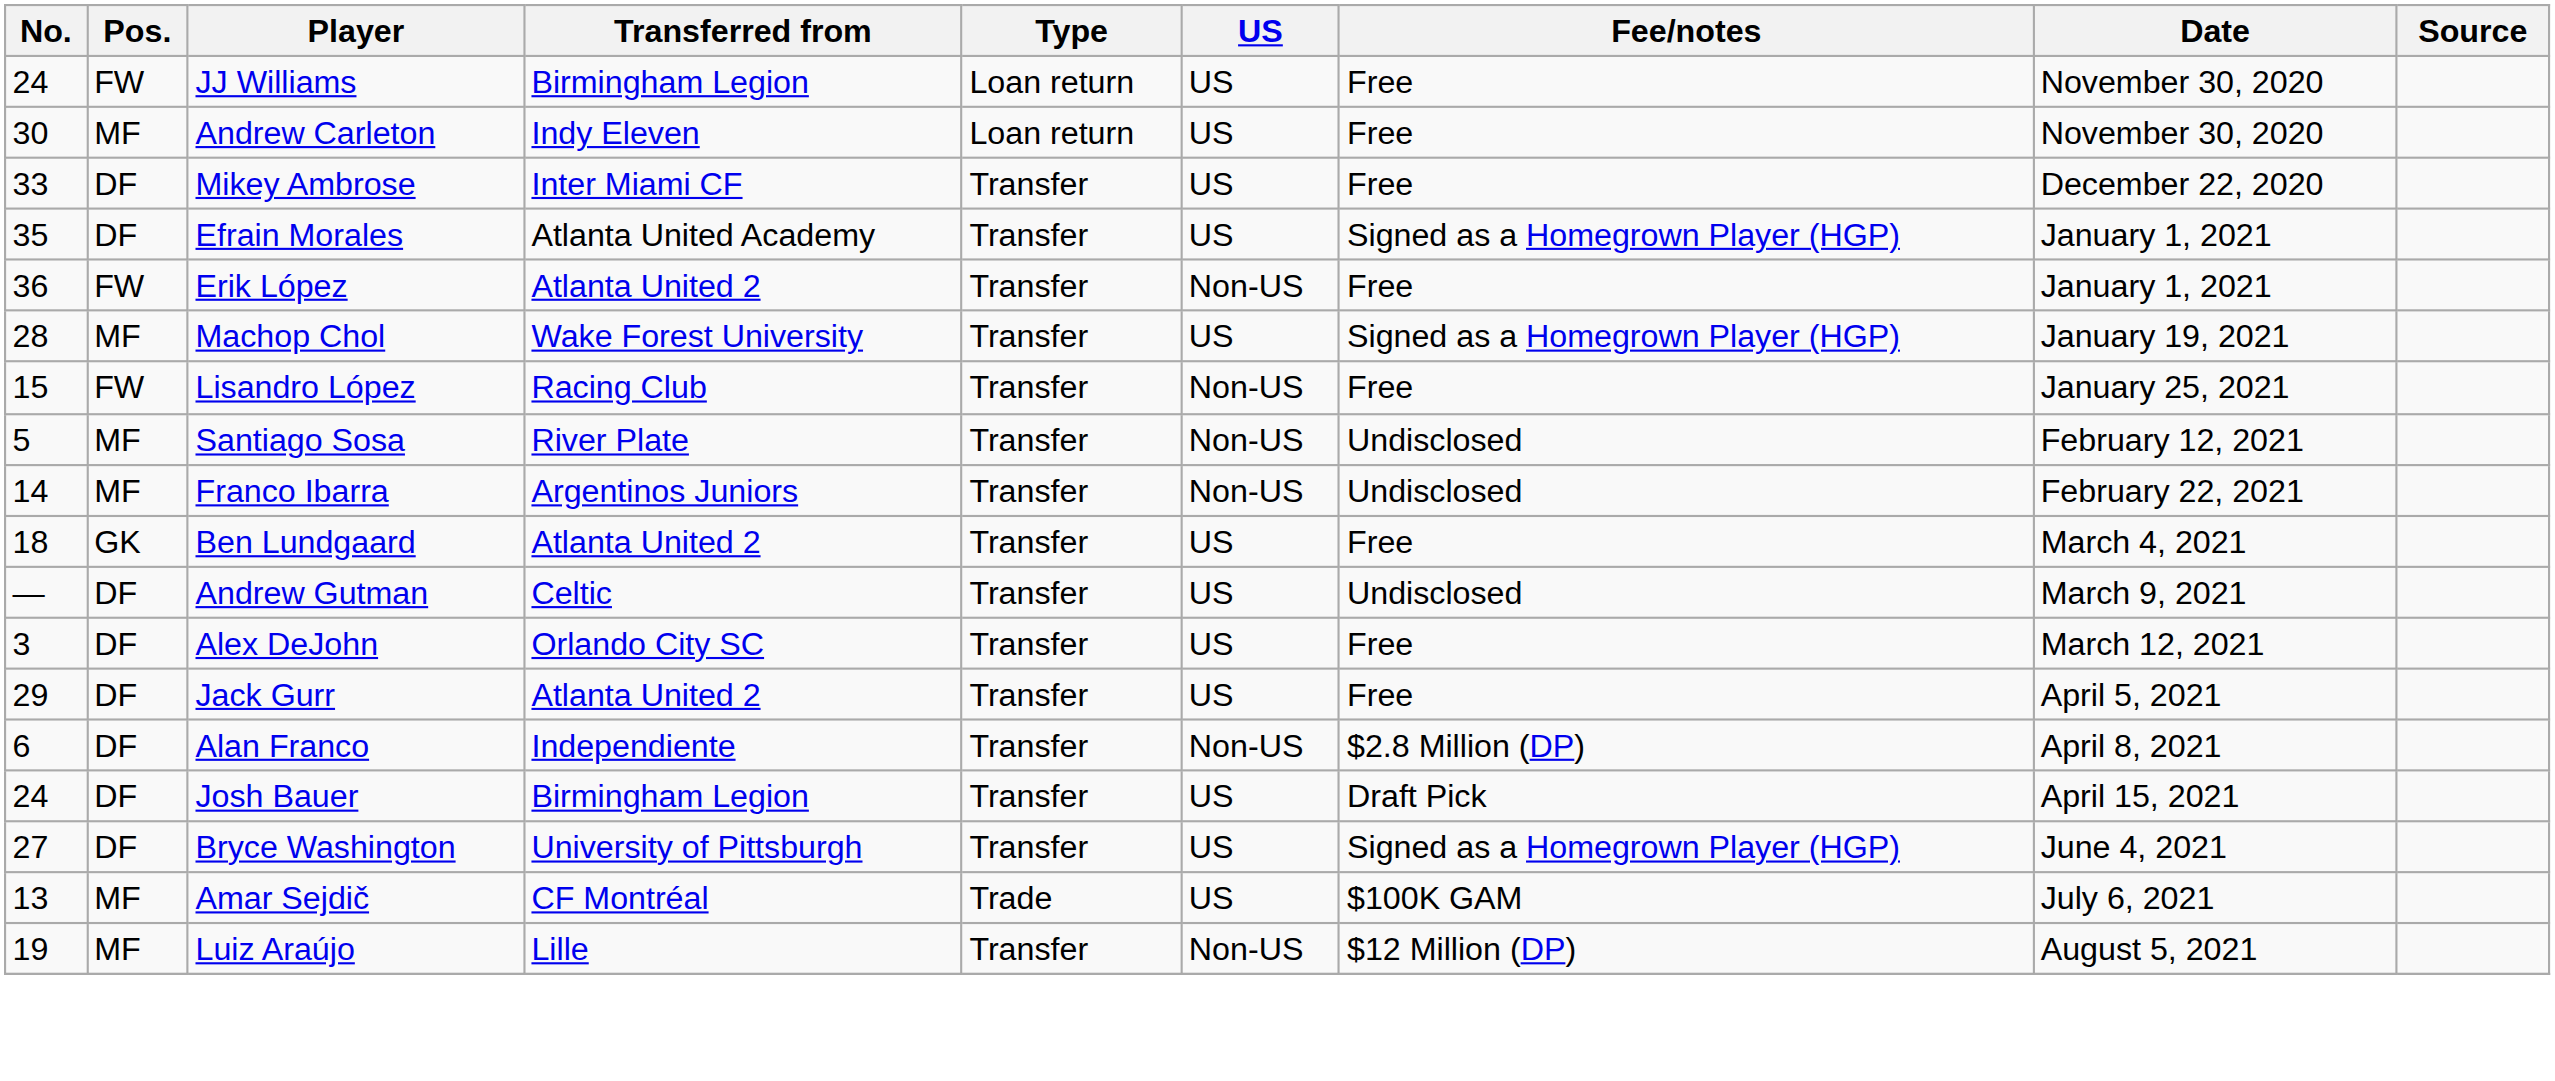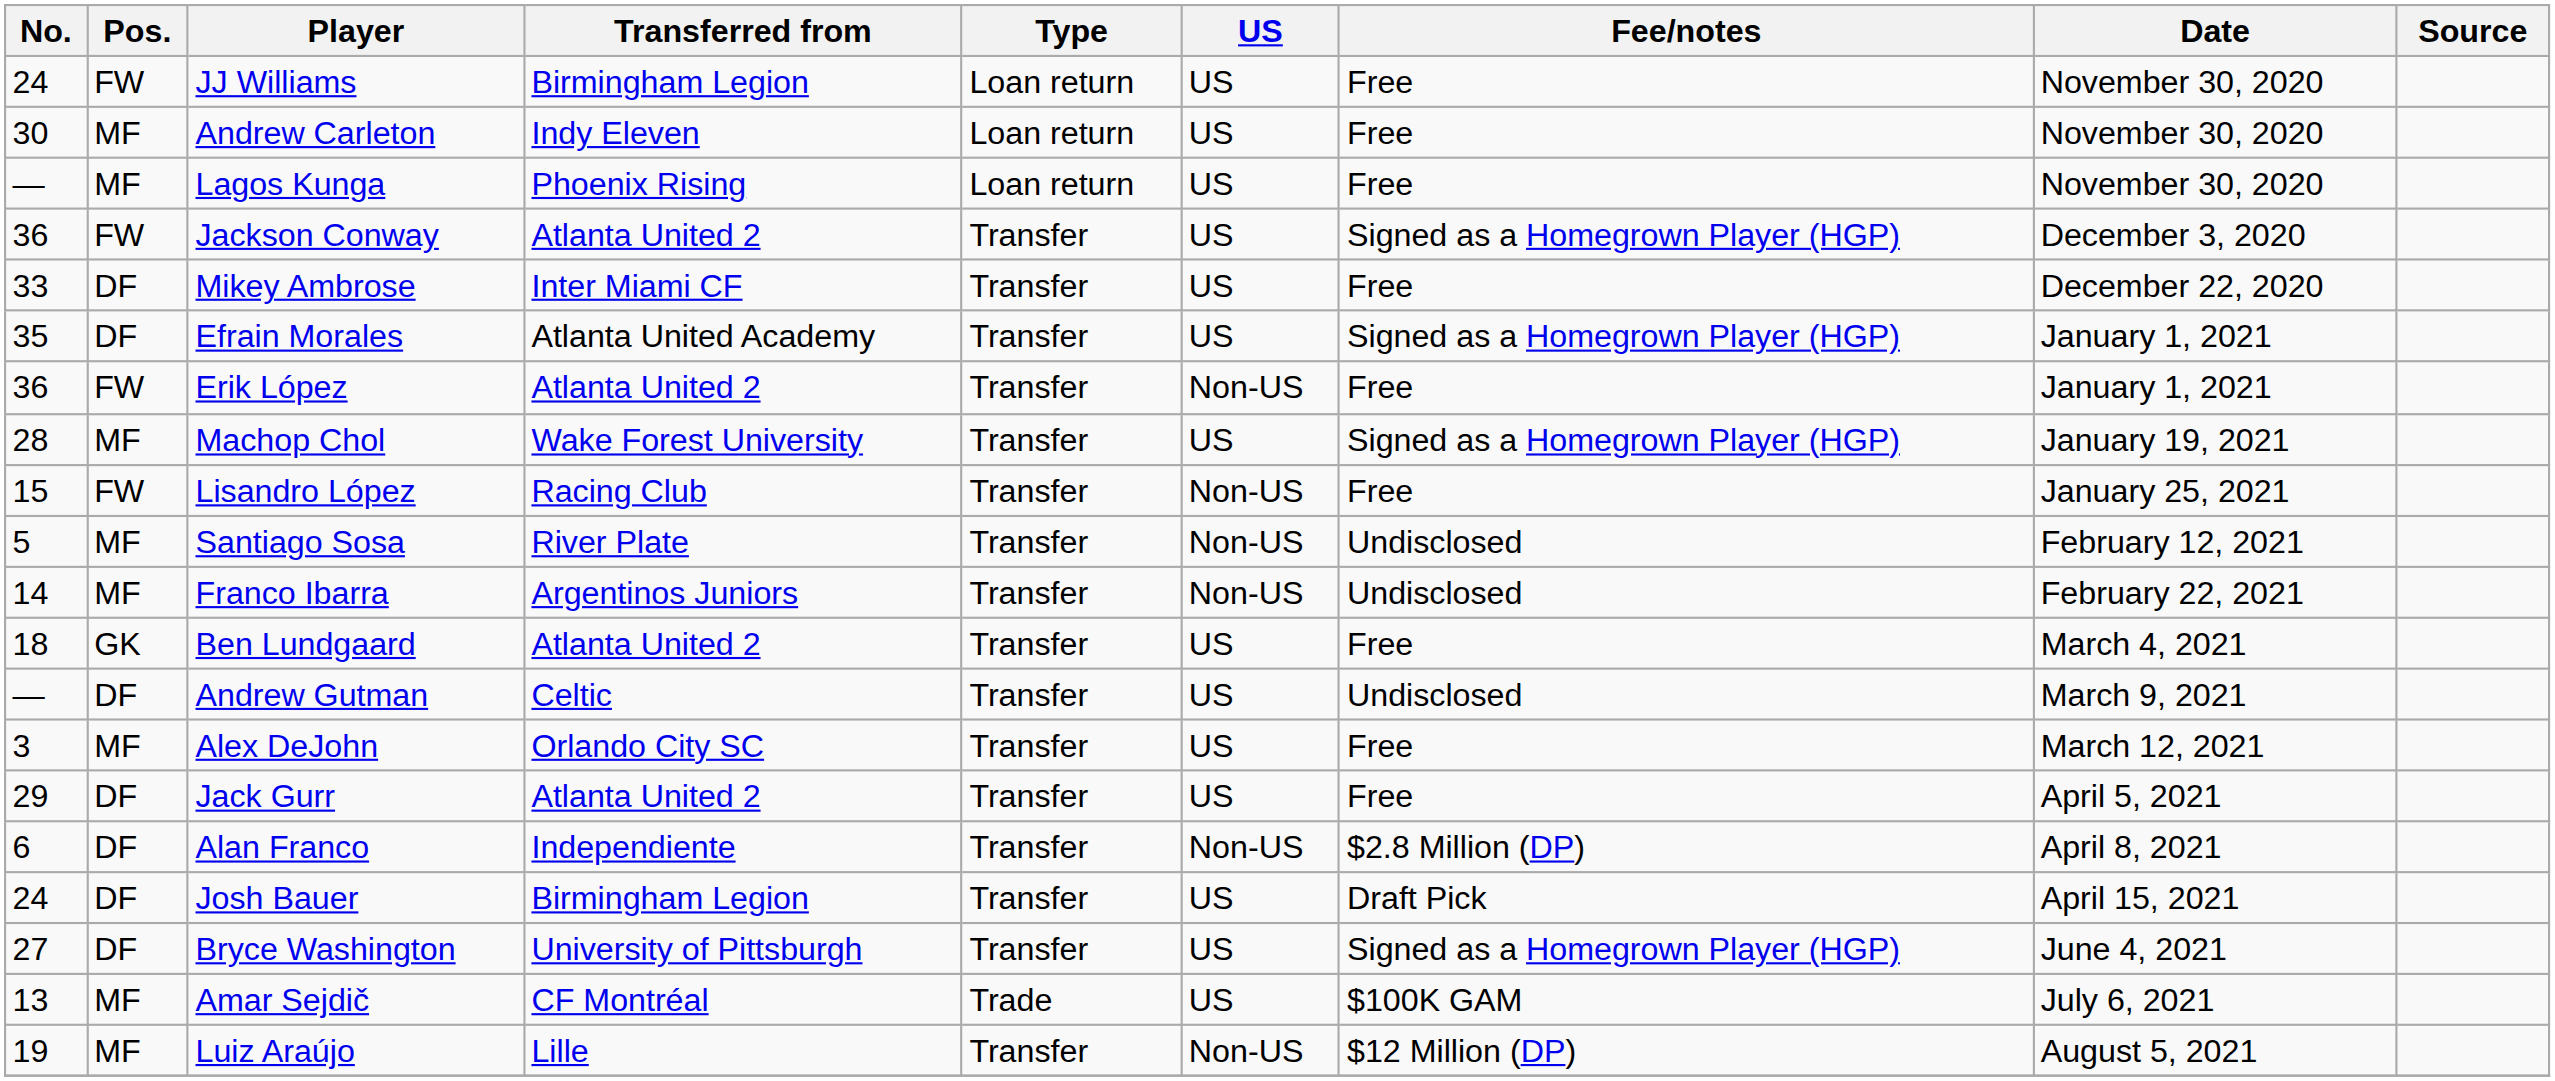+ row: (290, 184)
+ row: (317, 235)
(116, 643) DF -> (117, 745) MF
